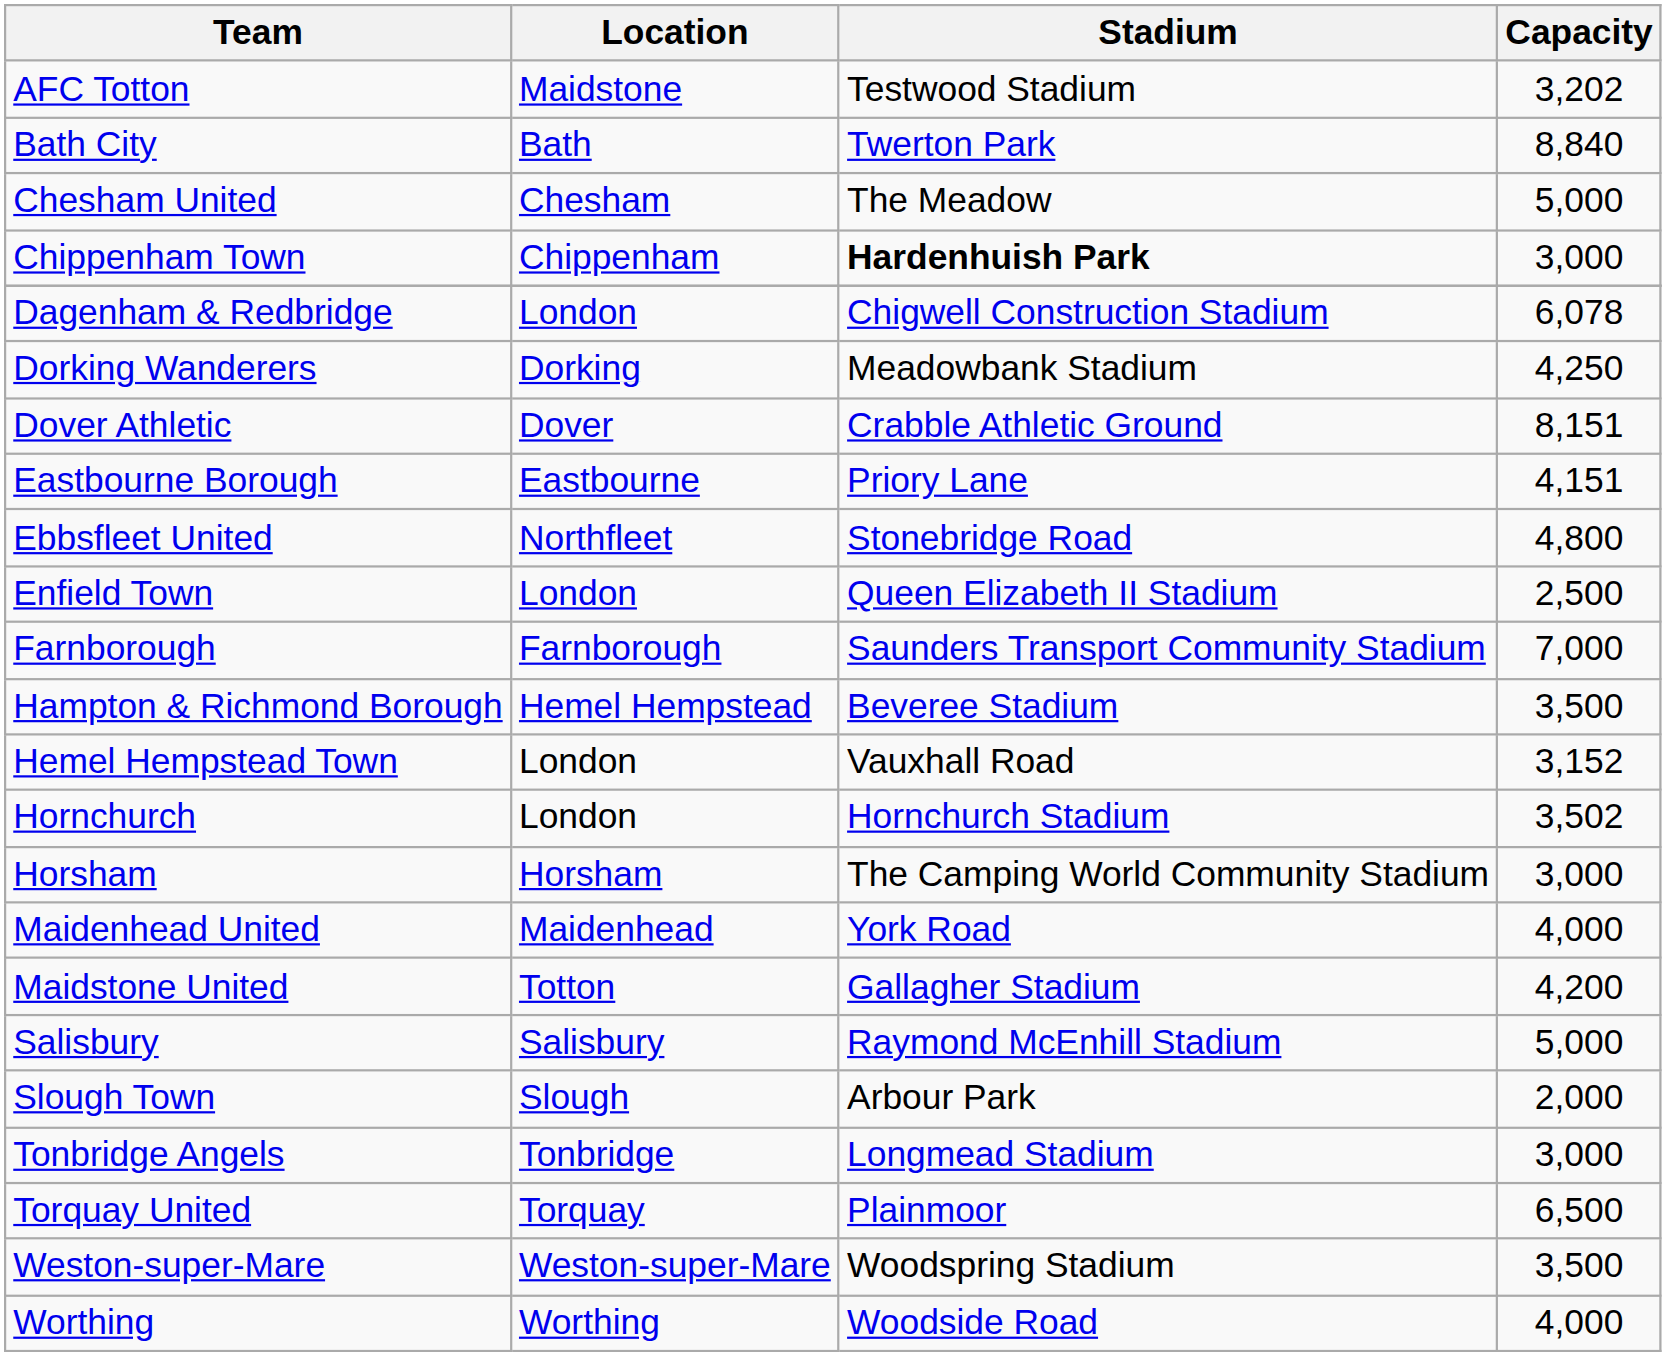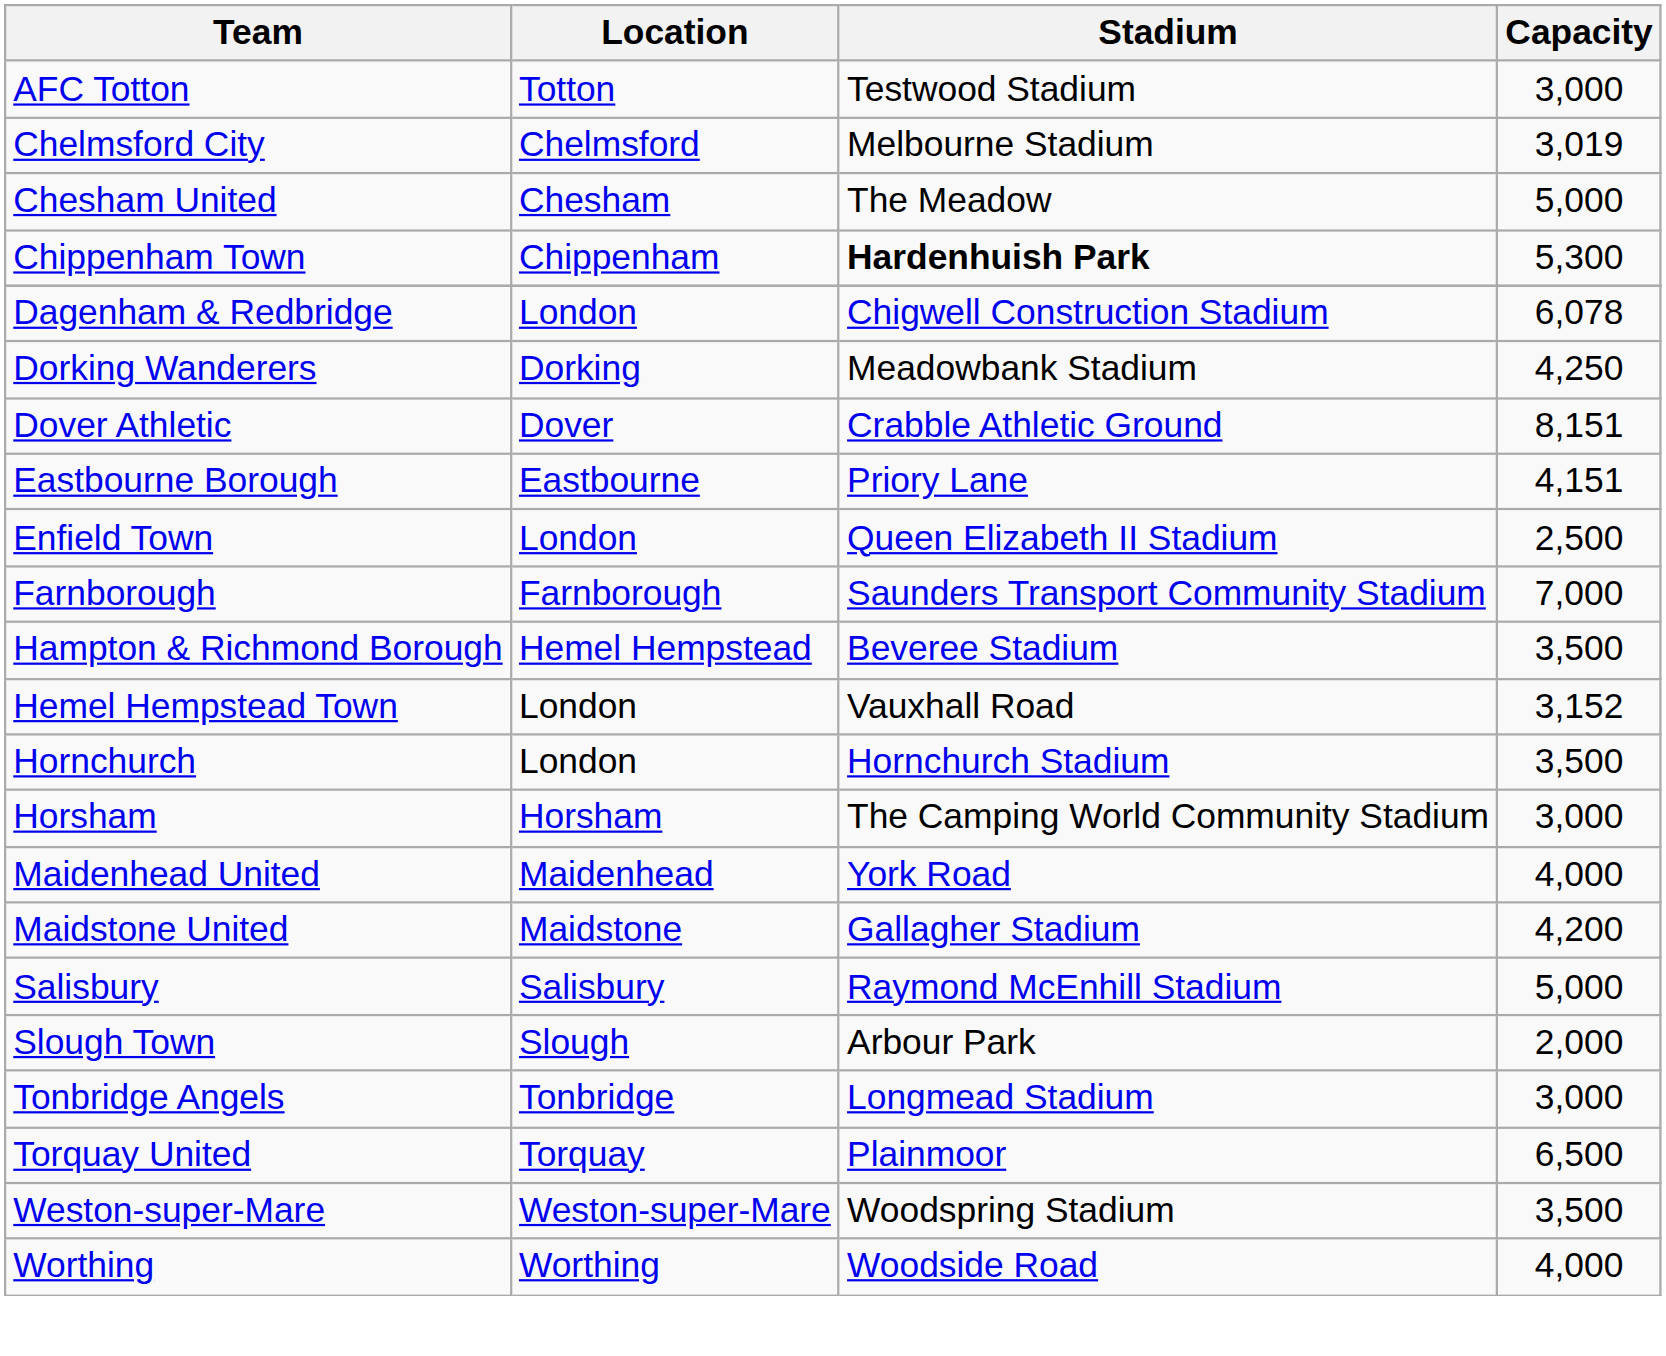(601, 88) Maidstone -> (567, 88) Totton
(1579, 88) 3,202 -> (1579, 88) 3,000
- row: (85, 144)
+ row: (139, 144)
(1579, 256) 3,000 -> (1579, 256) 5,300
- row: (143, 537)
(1579, 817) 3,502 -> (1579, 761) 3,500
(567, 985) Totton -> (601, 929) Maidstone
